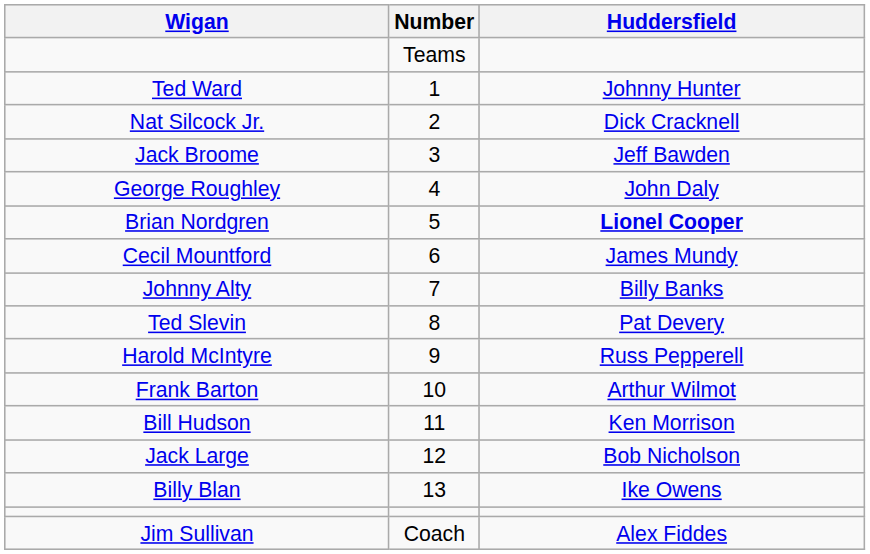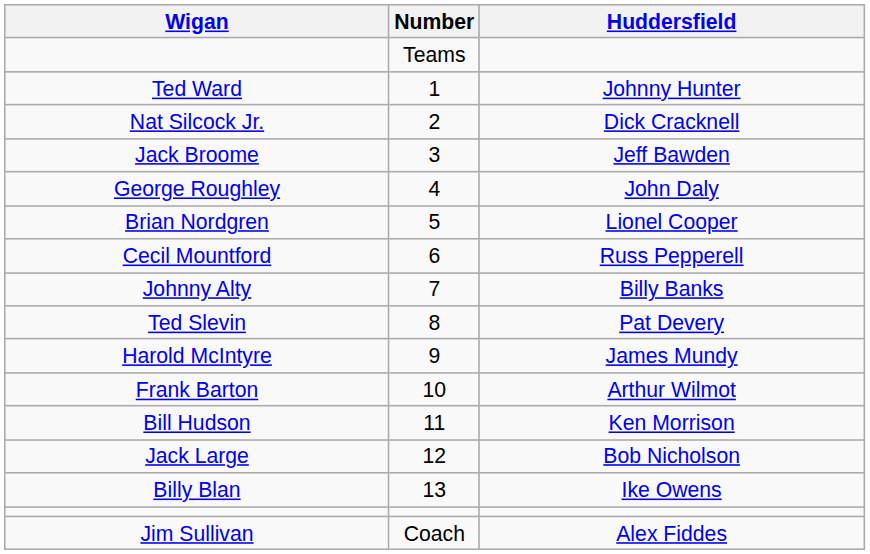(672, 222) bold -> (672, 222) normal
(672, 255) James Mundy -> (672, 255) Russ Pepperell
(672, 356) Russ Pepperell -> (672, 356) James Mundy
